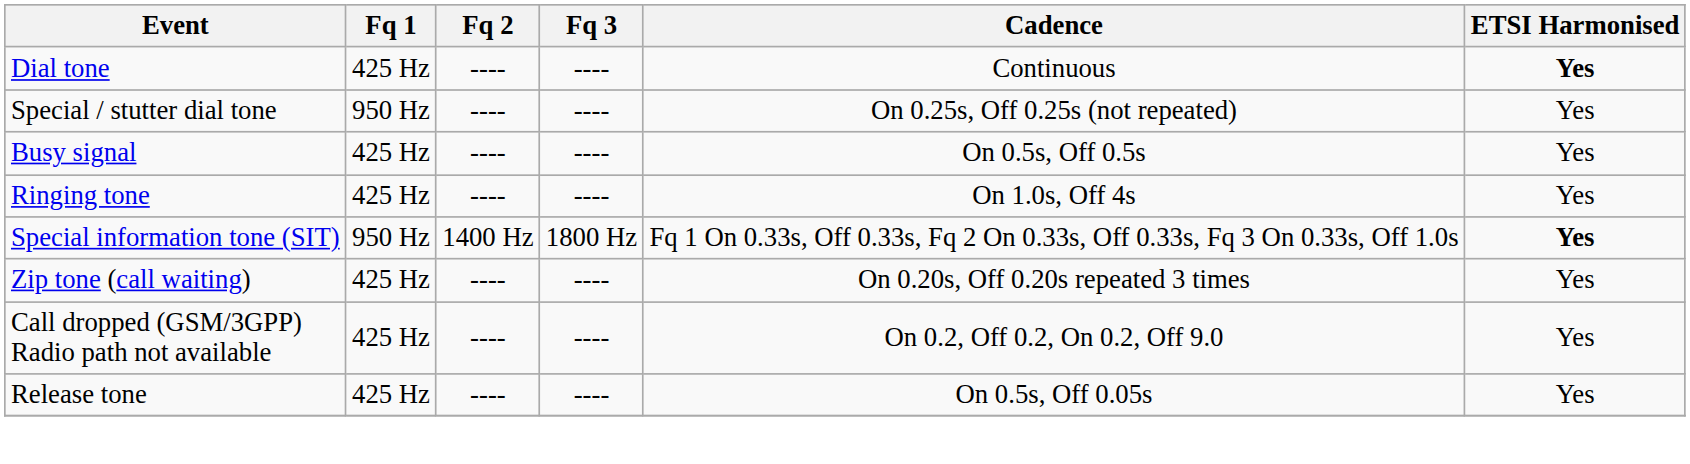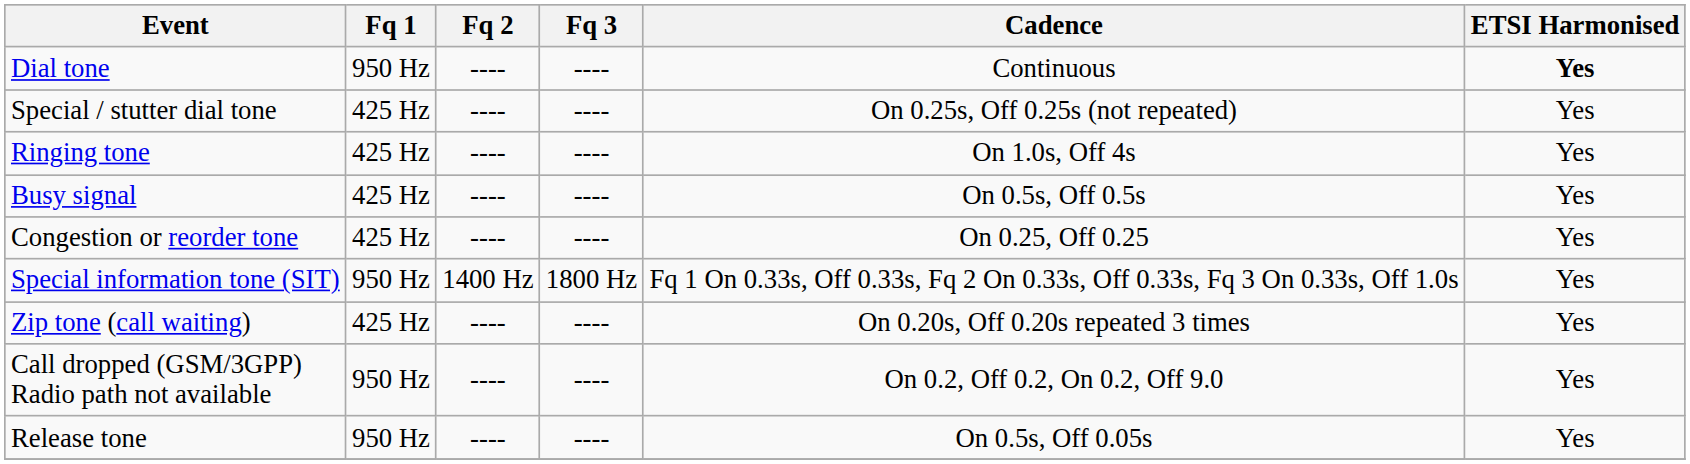(391, 68) 425 Hz -> (391, 68) 950 Hz
(391, 110) 950 Hz -> (391, 110) 425 Hz
rows swapped: (80, 195) <-> (74, 152)
+ row: (155, 237)
(1575, 237) bold -> (1575, 279) normal
(391, 337) 425 Hz -> (391, 379) 950 Hz
(391, 394) 425 Hz -> (391, 437) 950 Hz
